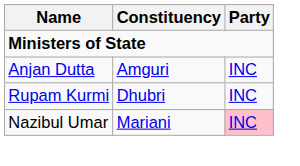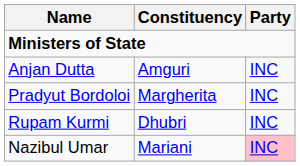+ row: (69, 95)
